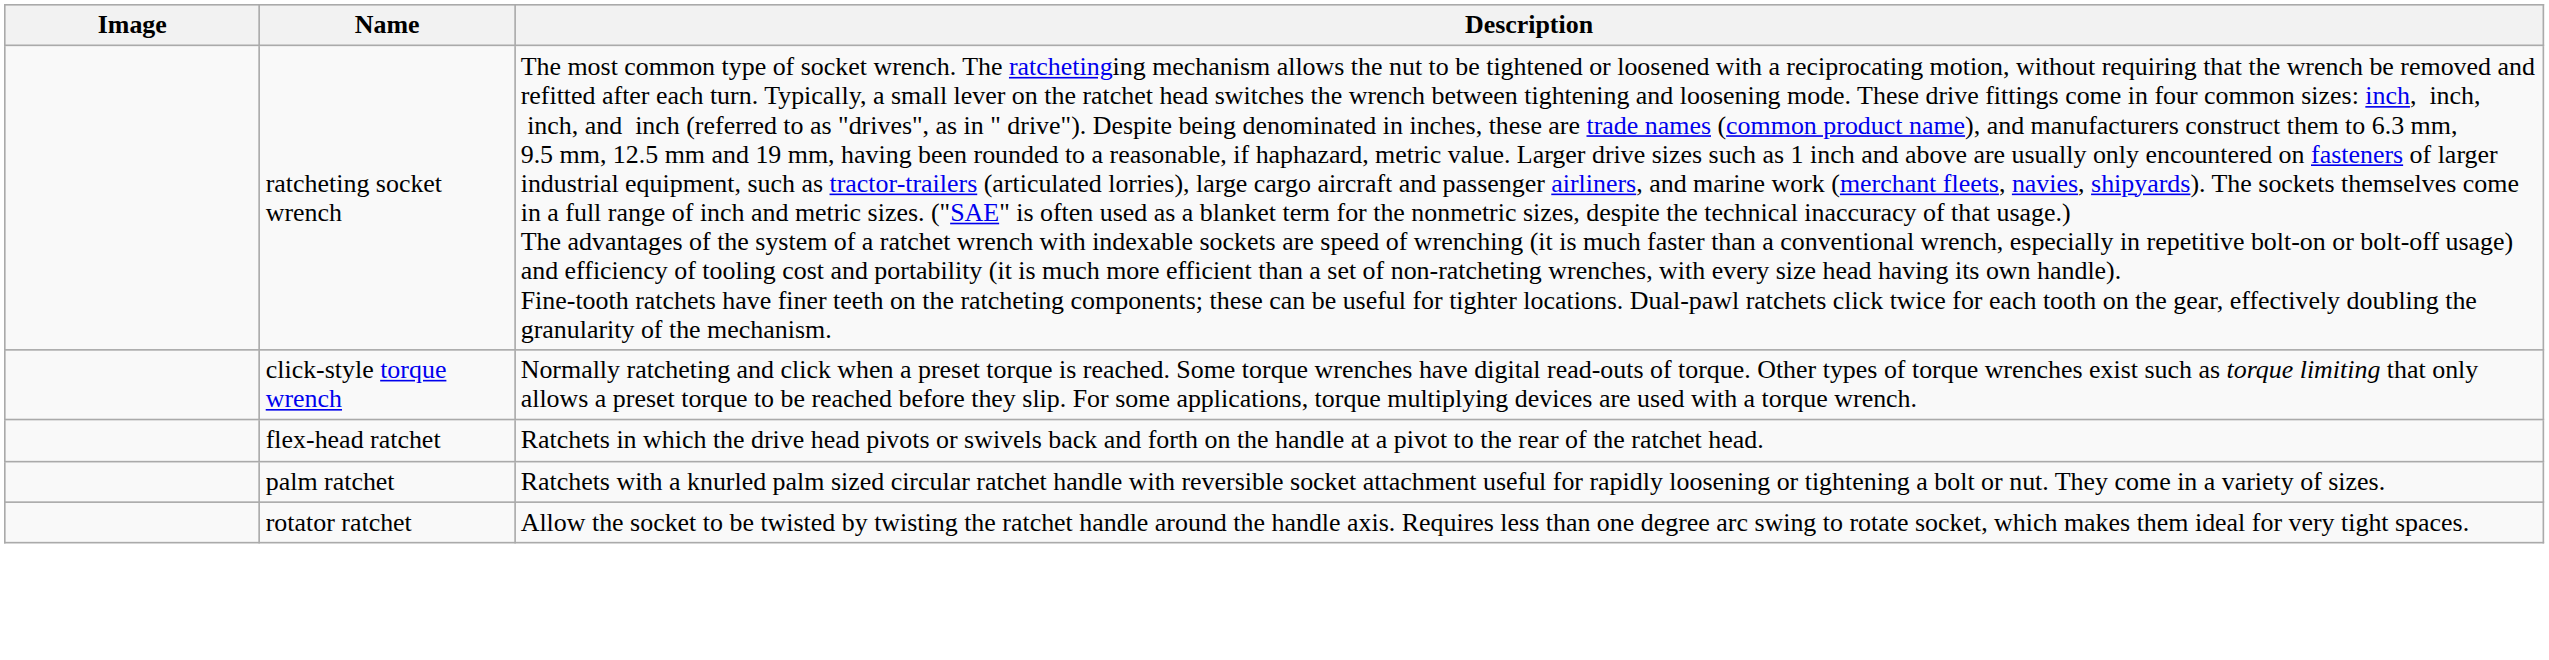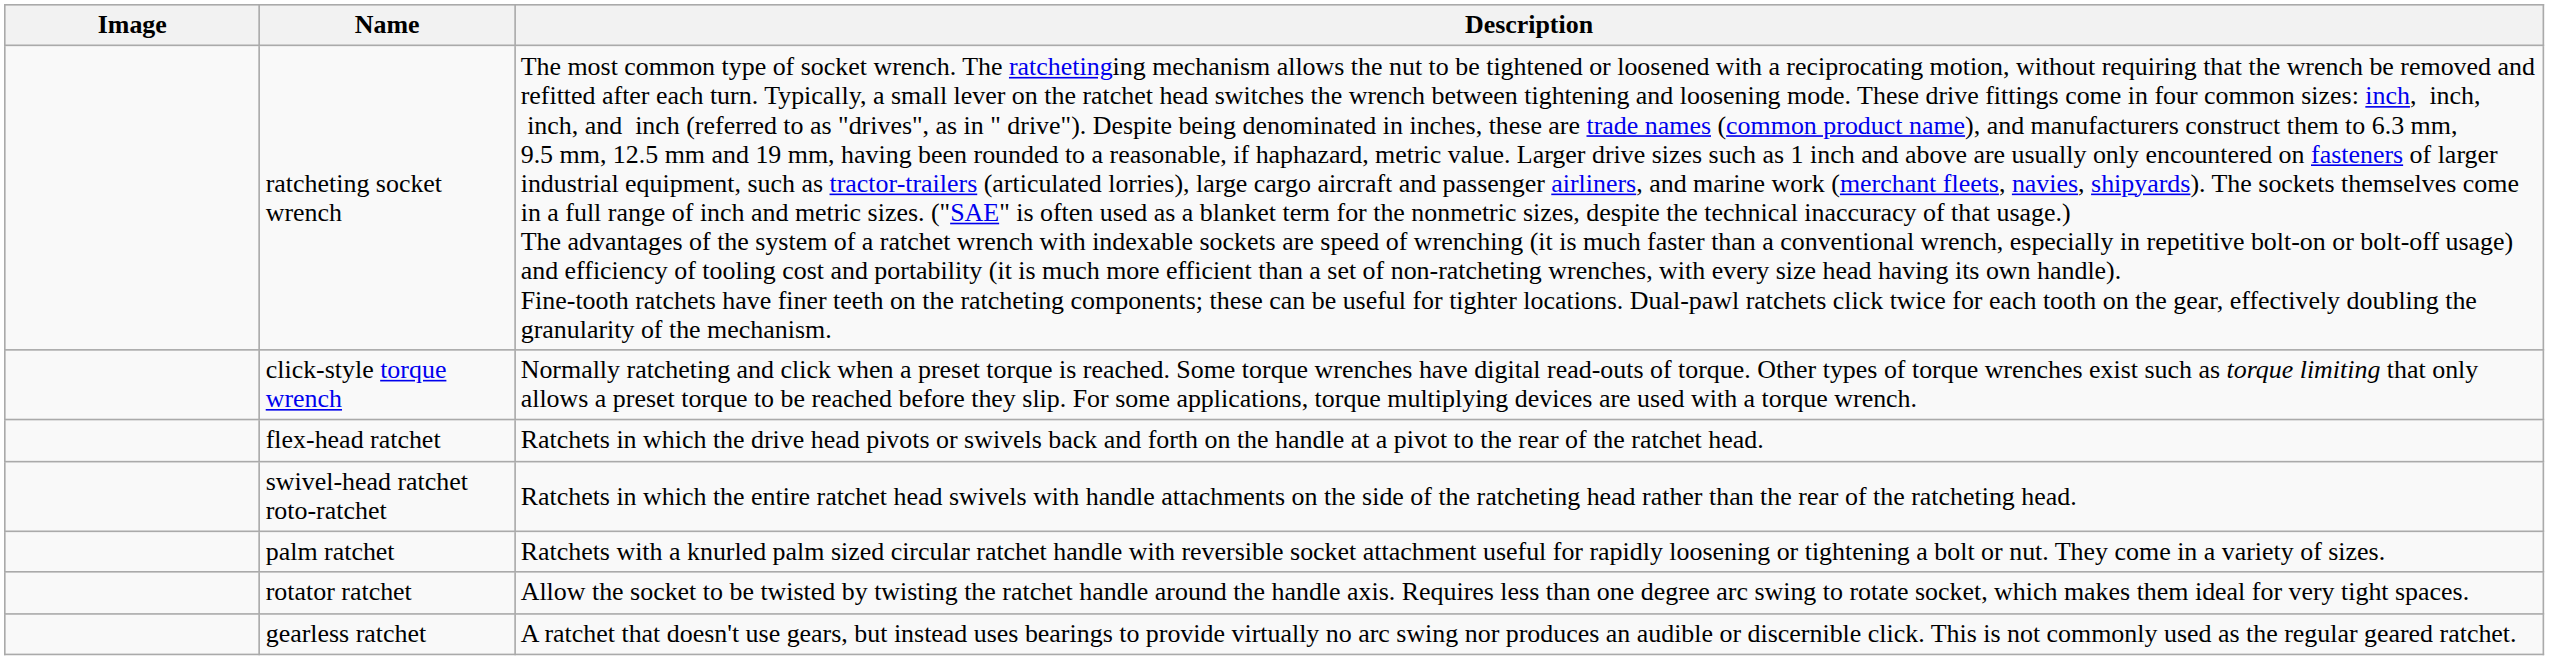+ row: (367, 495)
+ row: (346, 633)
